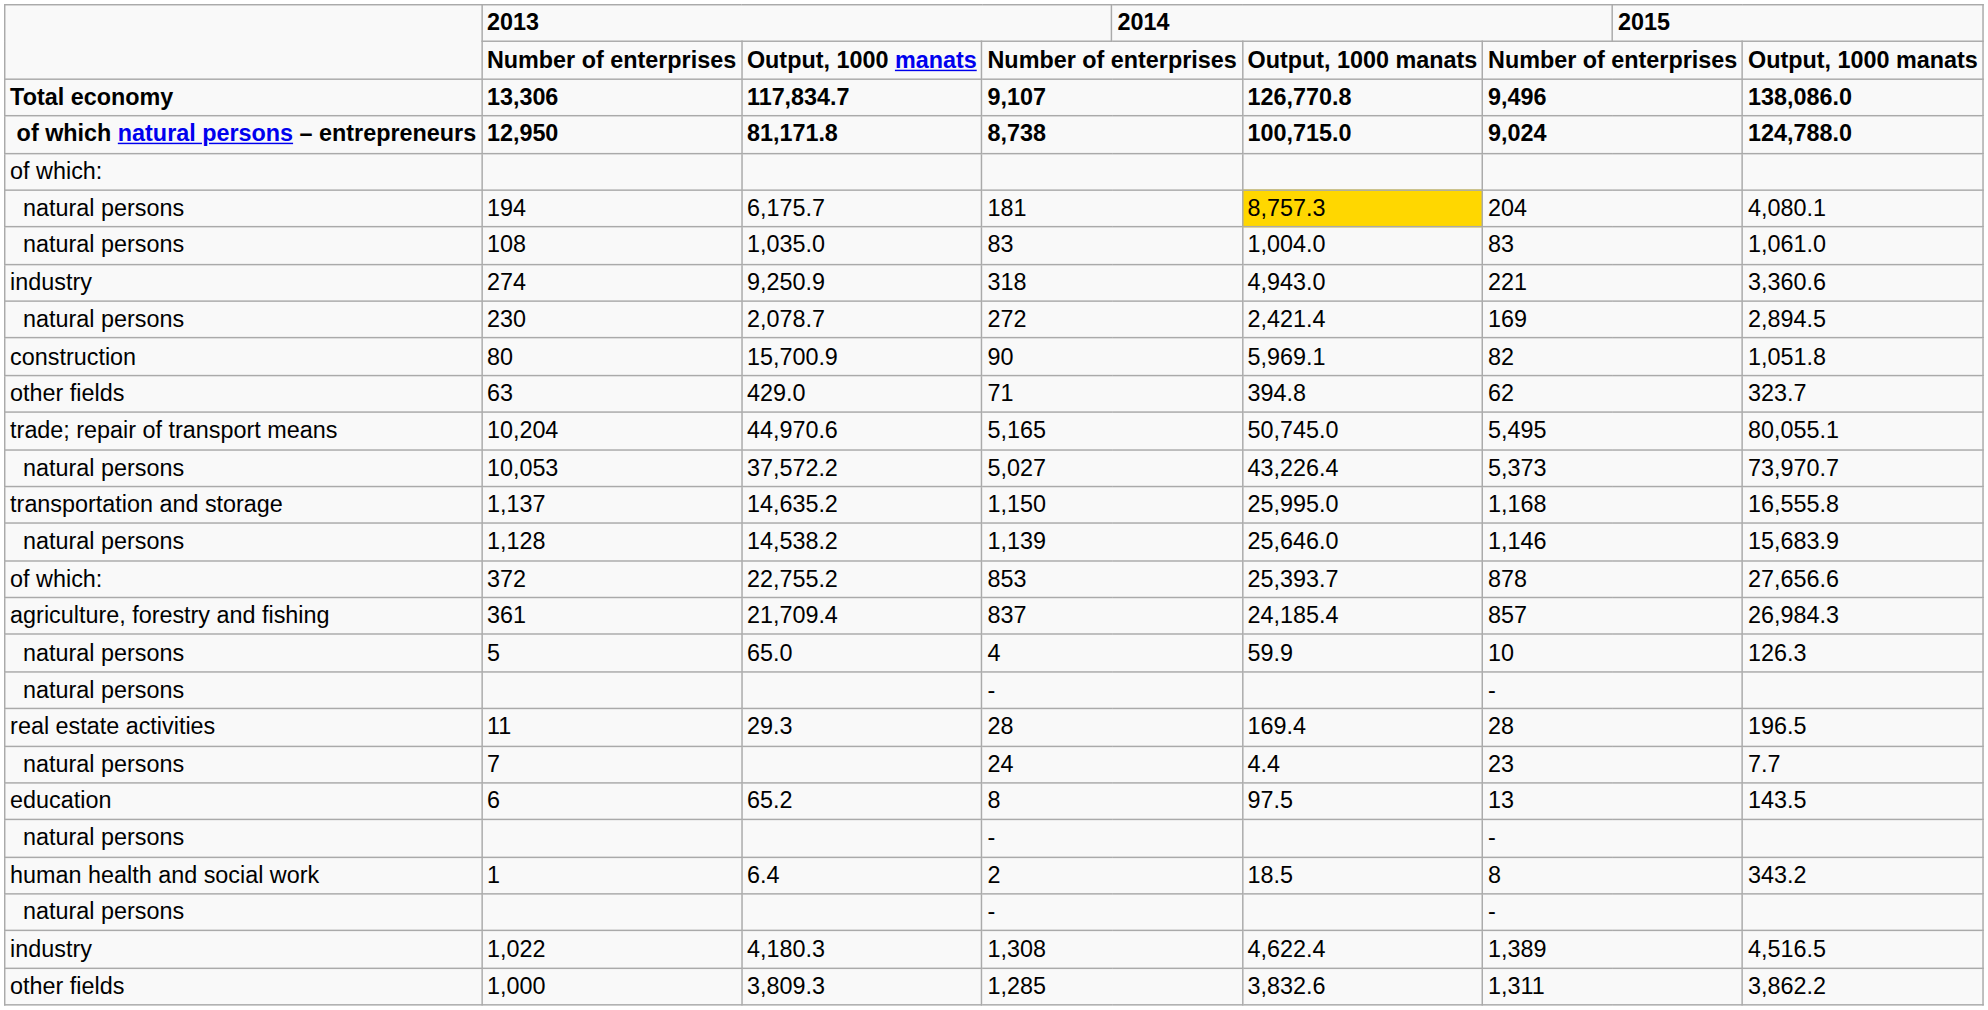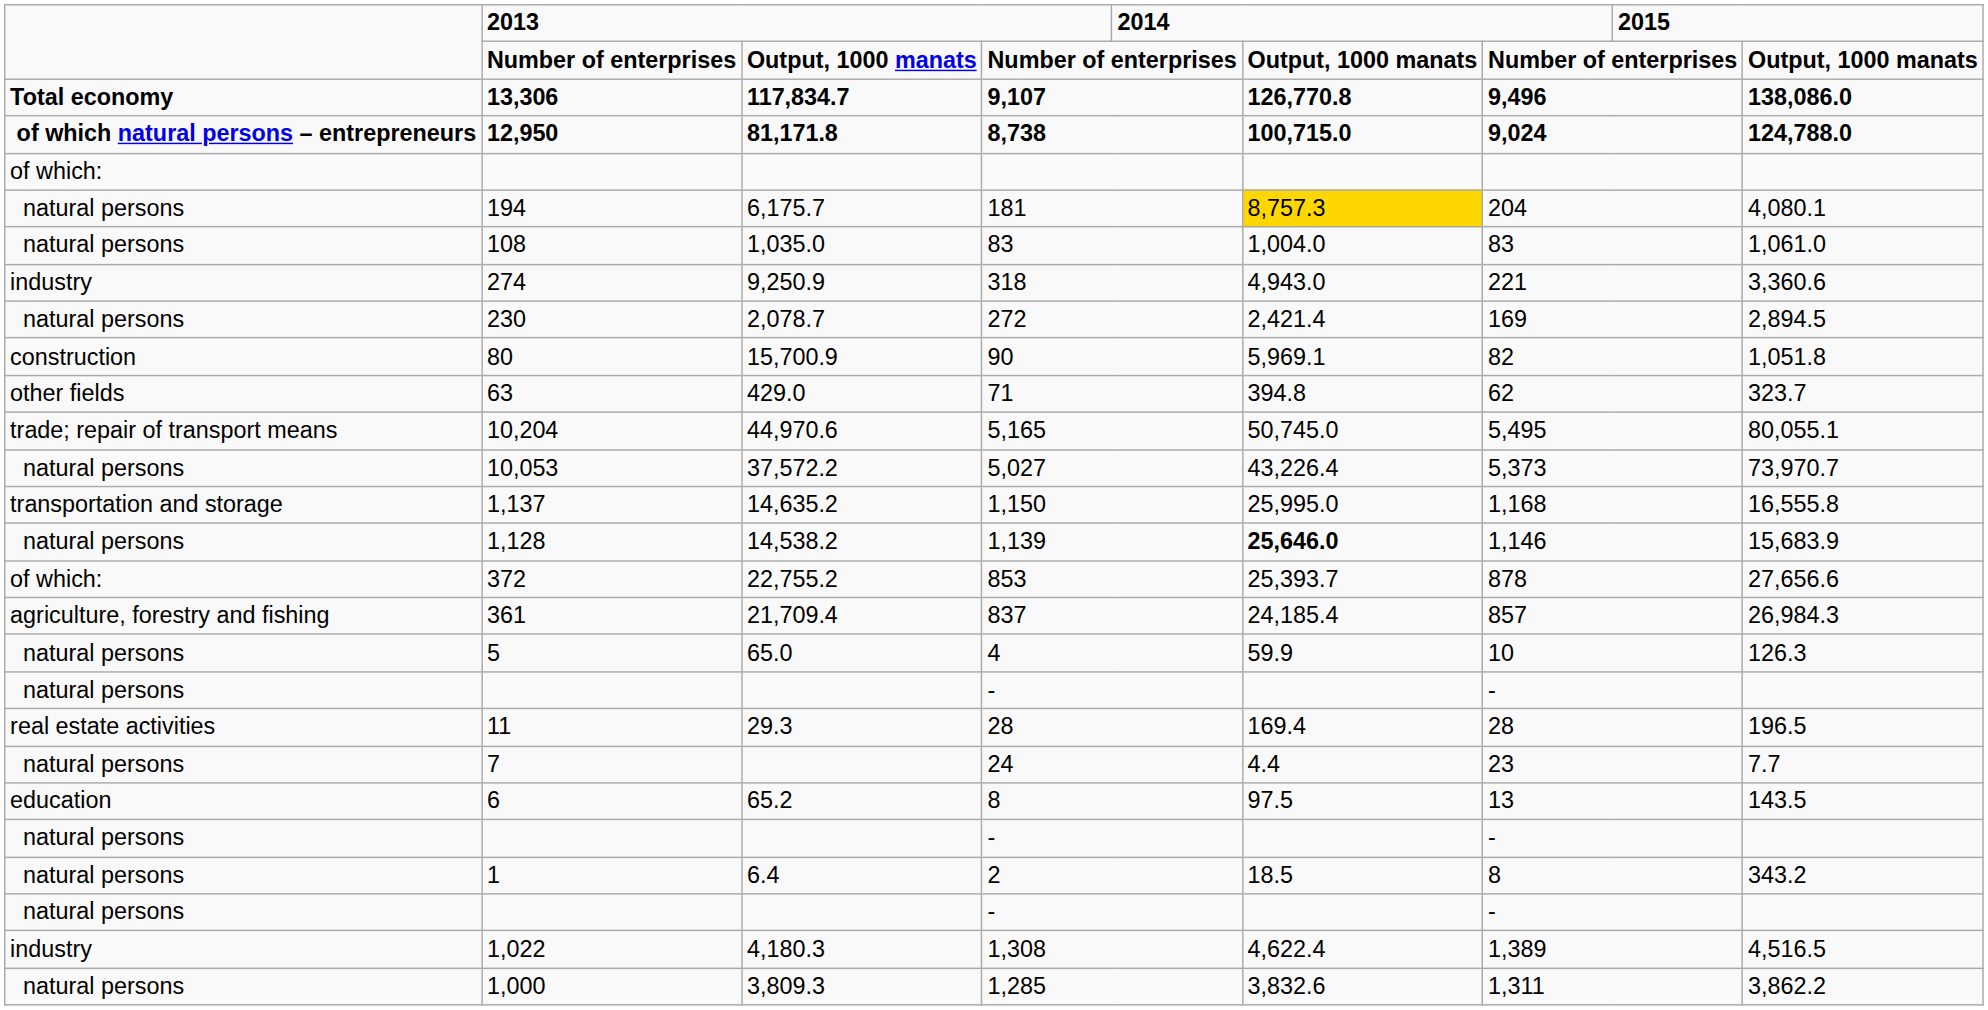(1293, 541) normal -> (1293, 541) bold
(165, 875) human health and social work -> (97, 875) natural persons
(67, 986) other fields -> (97, 986) natural persons
